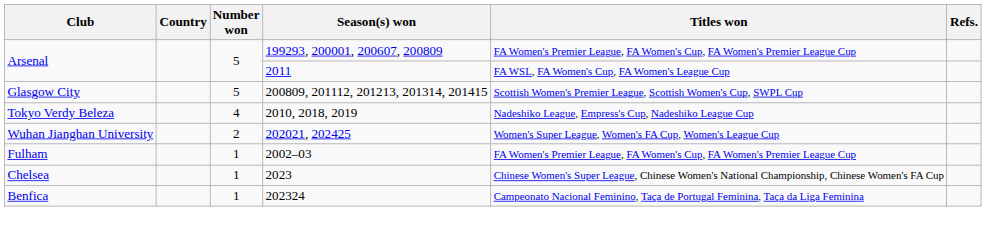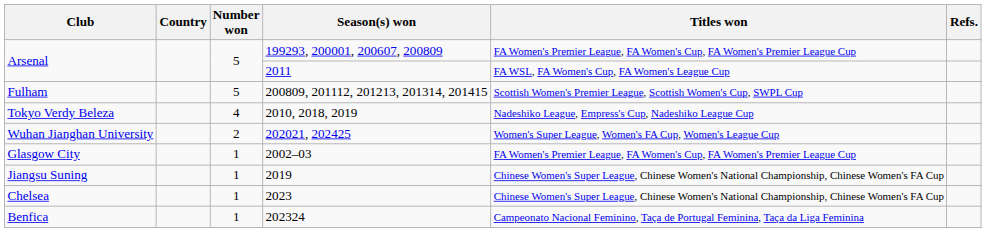(44, 92) Glasgow City -> (27, 92) Fulham
(27, 154) Fulham -> (44, 154) Glasgow City
+ row: (279, 175)
